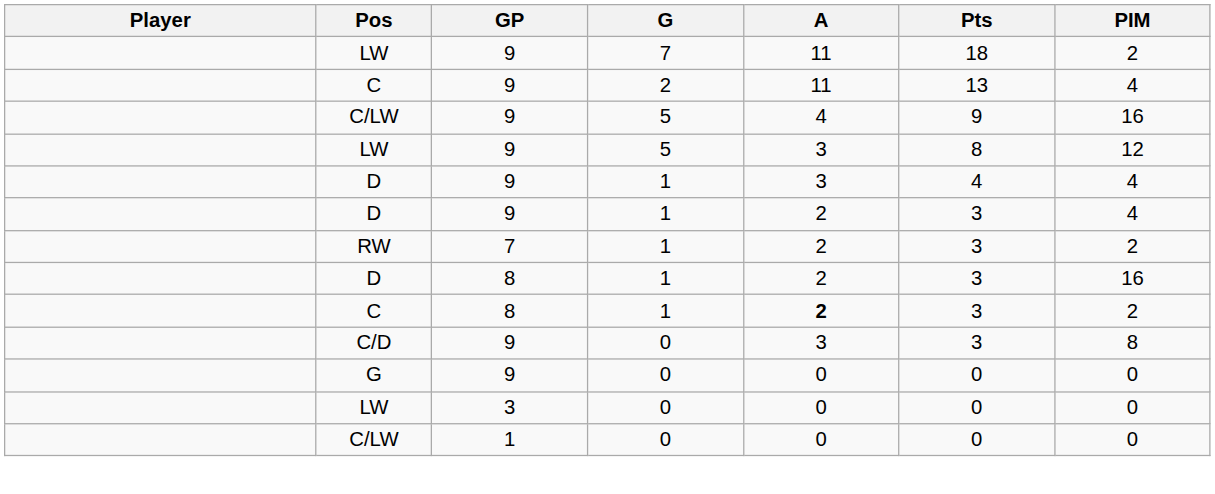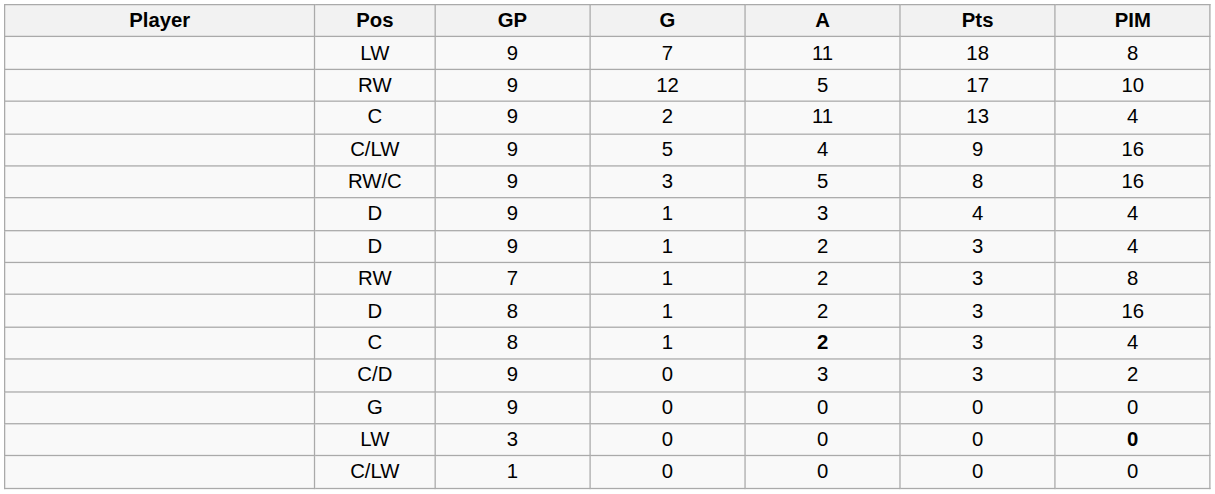(1132, 52) 2 -> (1133, 52) 8
+ row: (375, 85)
- row: (374, 149)
+ row: (375, 181)
(1132, 246) 2 -> (1133, 278) 8
(1132, 310) 2 -> (1133, 342) 4
(1132, 342) 8 -> (1133, 375) 2
(1132, 407) normal -> (1133, 439) bold
